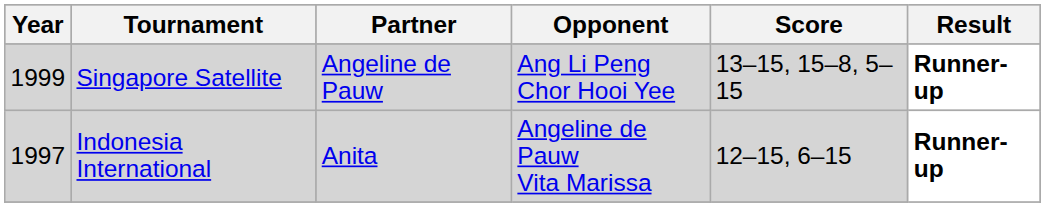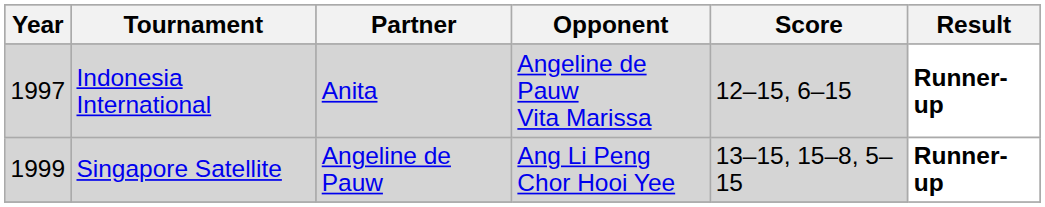rows swapped: (144, 156) <-> (179, 77)
